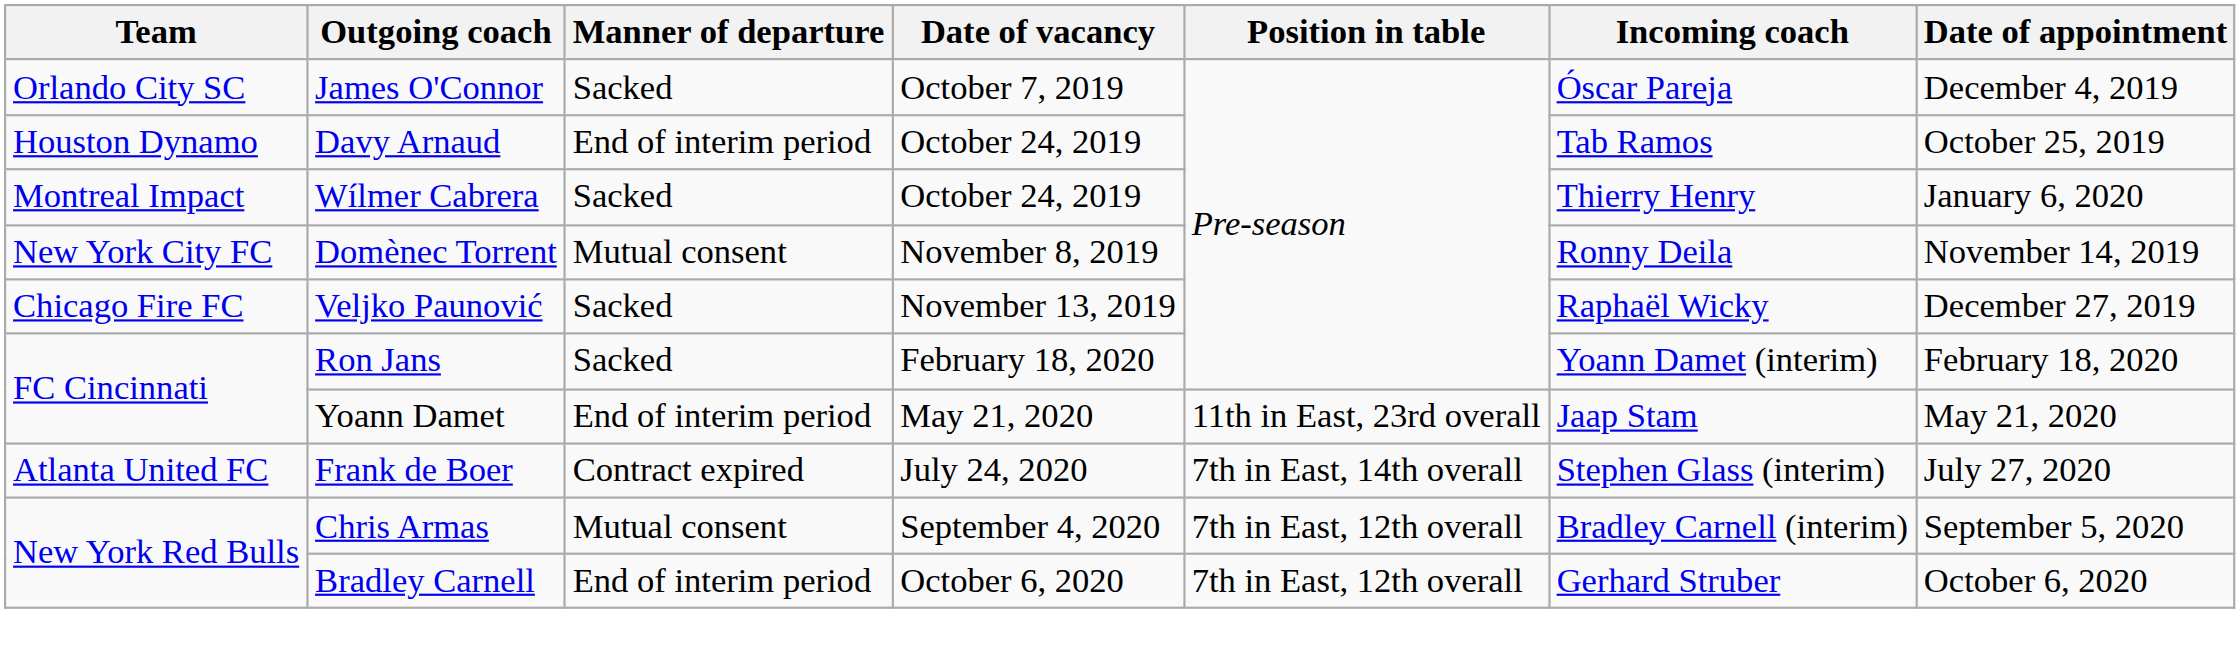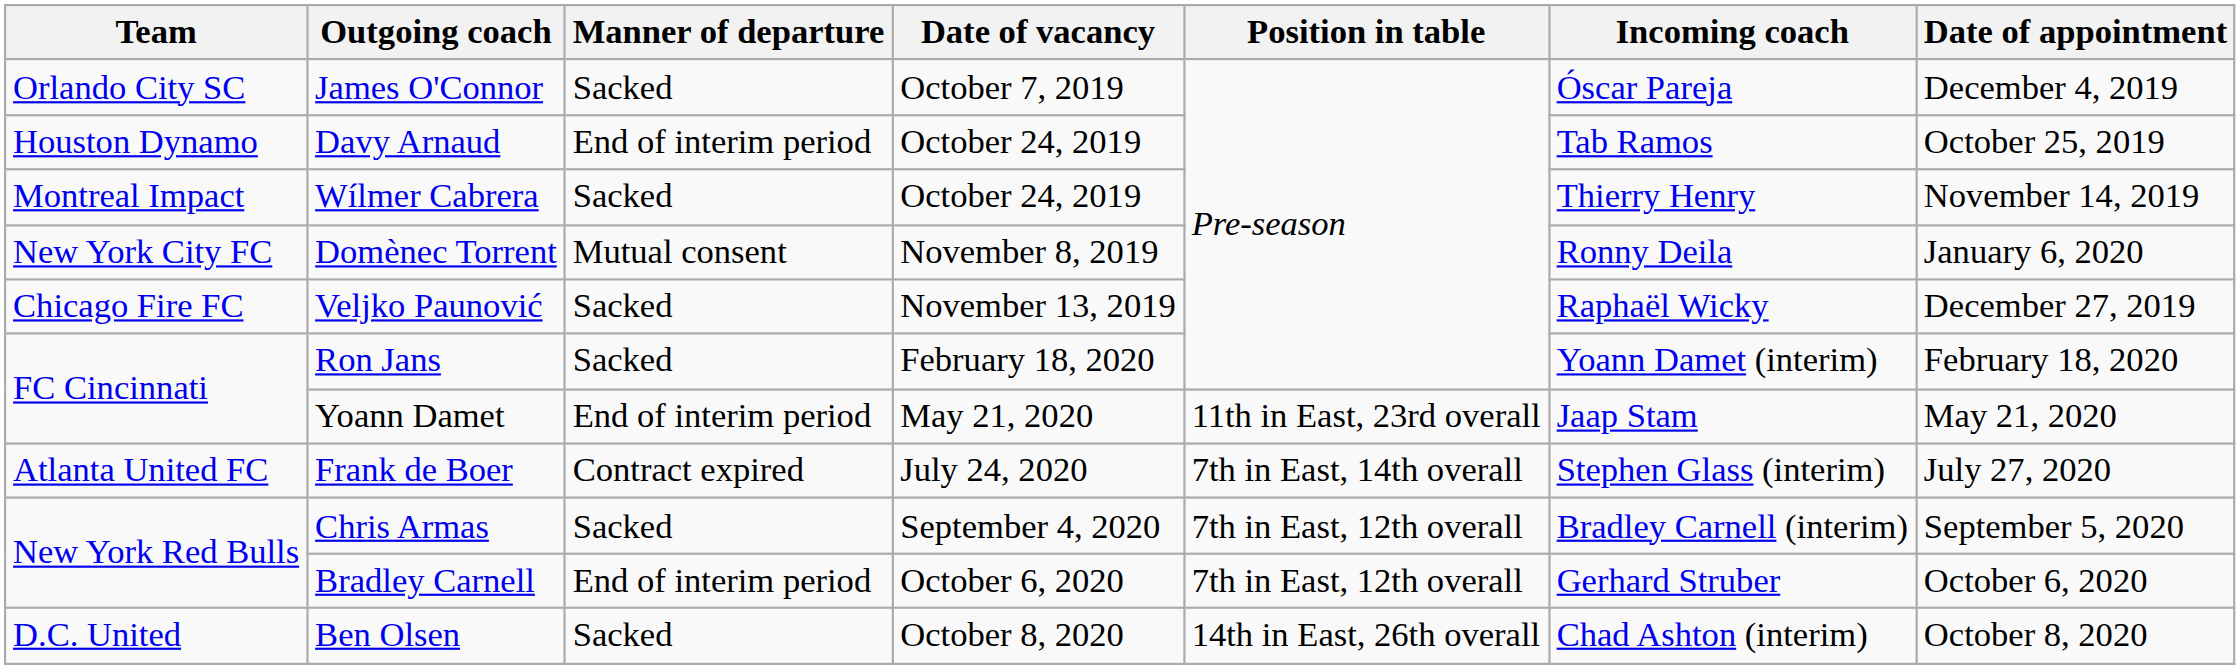(2034, 196) January 6, 2020 -> (2062, 196) November 14, 2019
(2062, 251) November 14, 2019 -> (2034, 251) January 6, 2020
(680, 525) Mutual consent -> (623, 525) Sacked
+ row: (388, 634)
